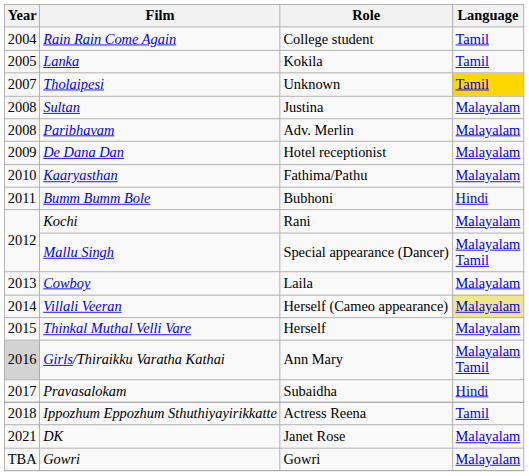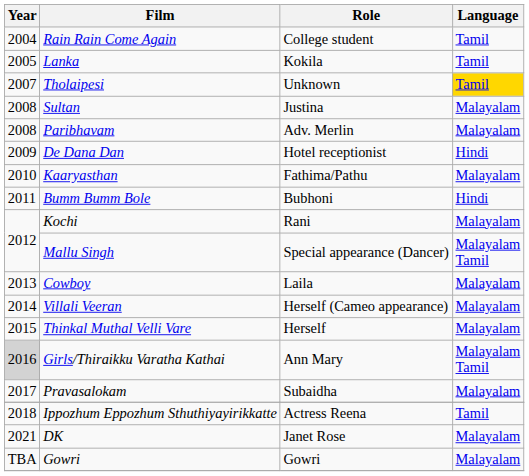(488, 152) Malayalam -> (472, 152) Hindi
(488, 306) khaki background -> (488, 306) no background
(472, 390) Hindi -> (488, 390) Malayalam
